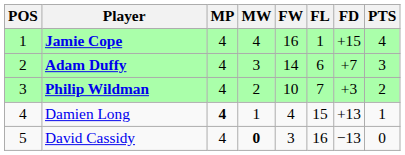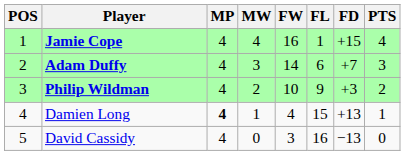(320, 89) 7 -> (320, 89) 9
(256, 138) bold -> (256, 138) normal
